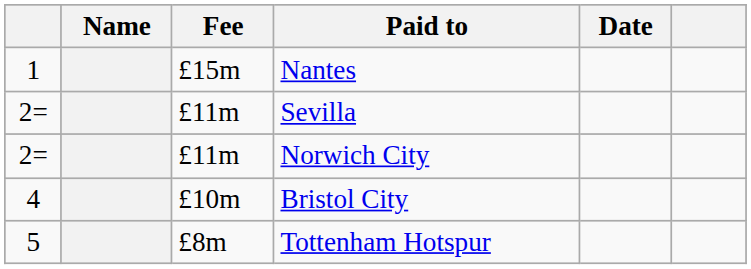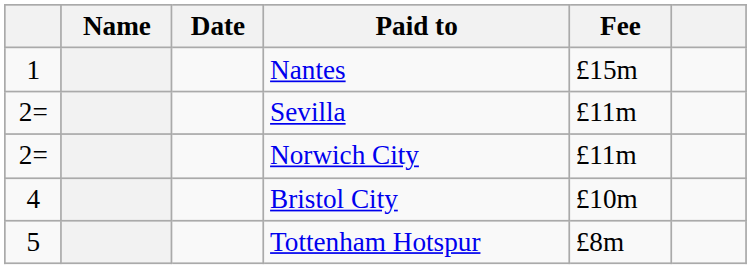columns swapped: (223, 26) <-> (626, 26)
